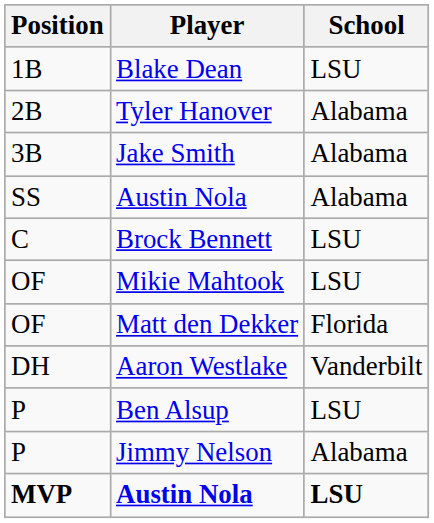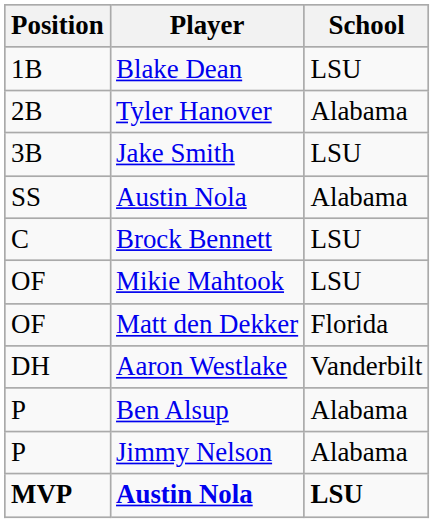(359, 153) Alabama -> (336, 153) LSU
(336, 409) LSU -> (359, 409) Alabama
